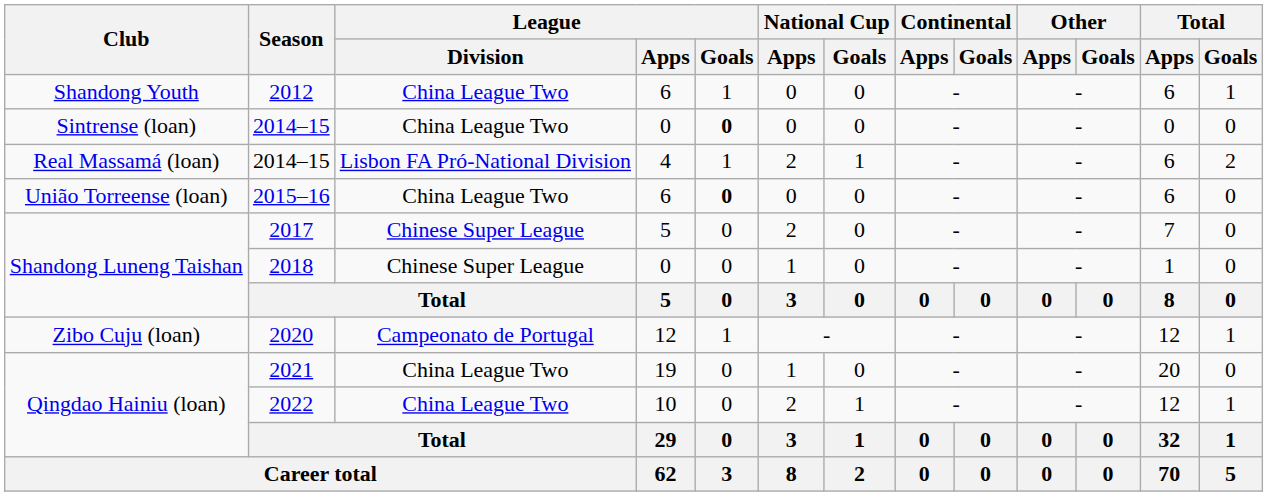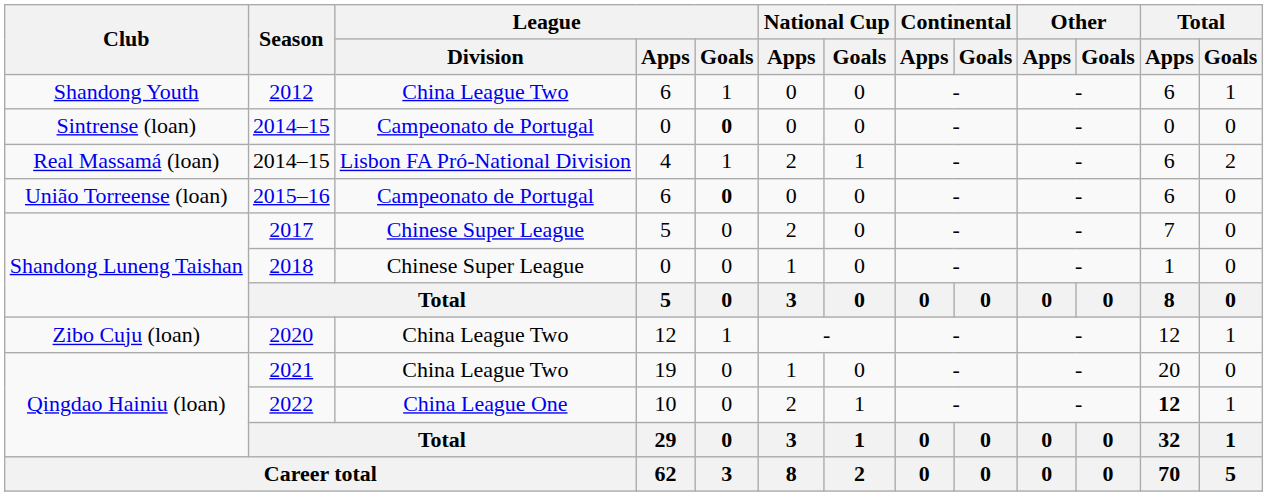(485, 126) China League Two -> (485, 126) Campeonato de Portugal
(485, 195) China League Two -> (485, 195) Campeonato de Portugal
(485, 334) Campeonato de Portugal -> (485, 334) China League Two
(485, 404) China League Two -> (485, 404) China League One
(1169, 404) normal -> (1169, 404) bold
